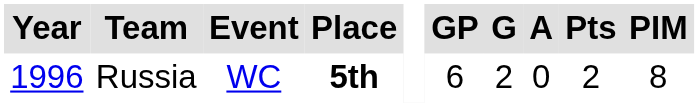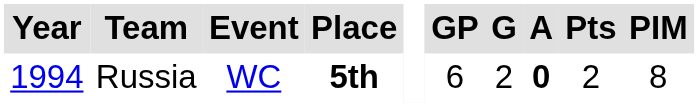(47, 77) 1996 -> (47, 77) 1994
(541, 77) normal -> (541, 77) bold
